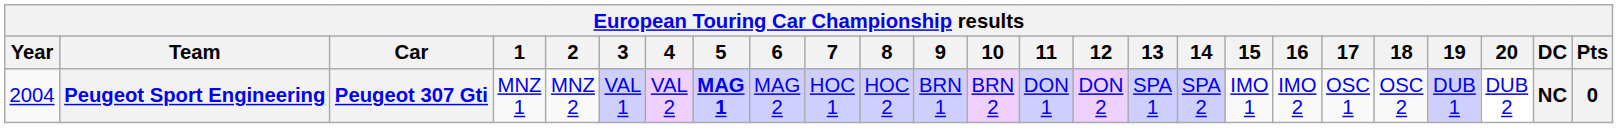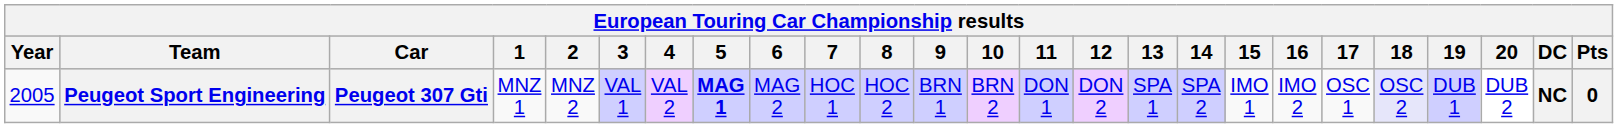(32, 95) 2004 -> (32, 95) 2005
(1402, 95) no background -> (1402, 95) lavender background
